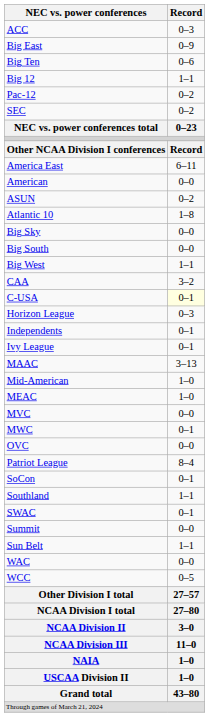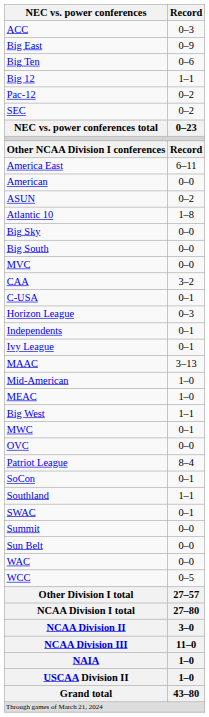rows swapped: (26, 264) <-> (19, 413)
(186, 297) lightyellow background -> (186, 297) no background
(186, 545) 1–1 -> (186, 545) 0–0
